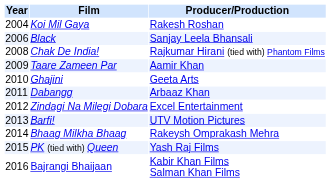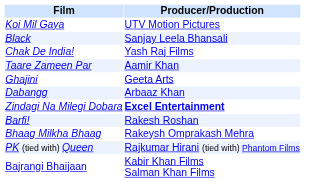- column: (17, 11)
(187, 24) Rakesh Roshan -> (172, 24) UTV Motion Pictures
(237, 52) Rajkumar Hirani (tied with) Phantom Films -> (159, 52) Yash Raj Films
(196, 106) normal -> (175, 106) bold
(197, 120) UTV Motion Pictures -> (162, 120) Rakesh Roshan
(184, 147) Yash Raj Films -> (212, 147) Rajkumar Hirani (tied with) Phantom Films
